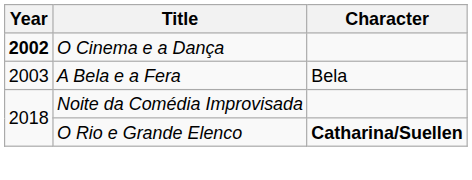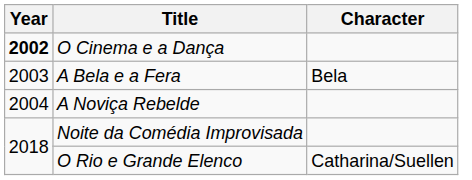+ row: (128, 104)
(387, 133) bold -> (383, 161) normal
